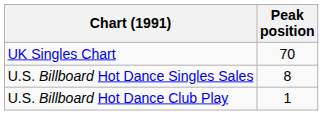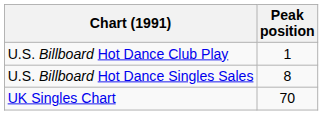rows swapped: (118, 98) <-> (62, 53)
